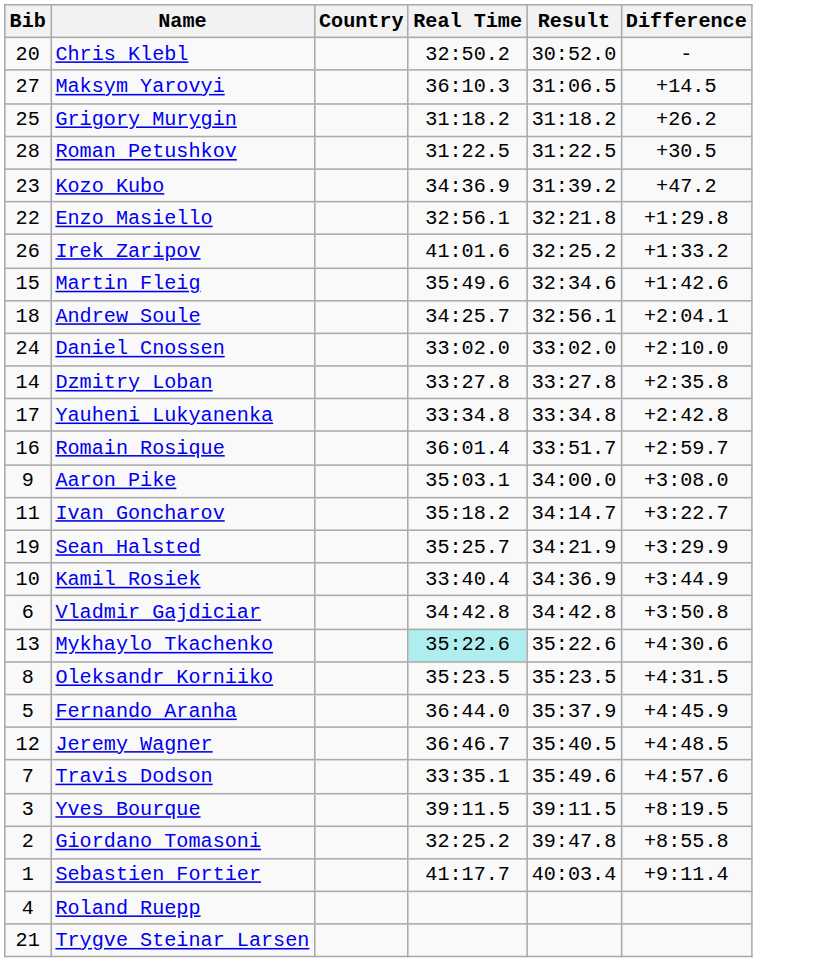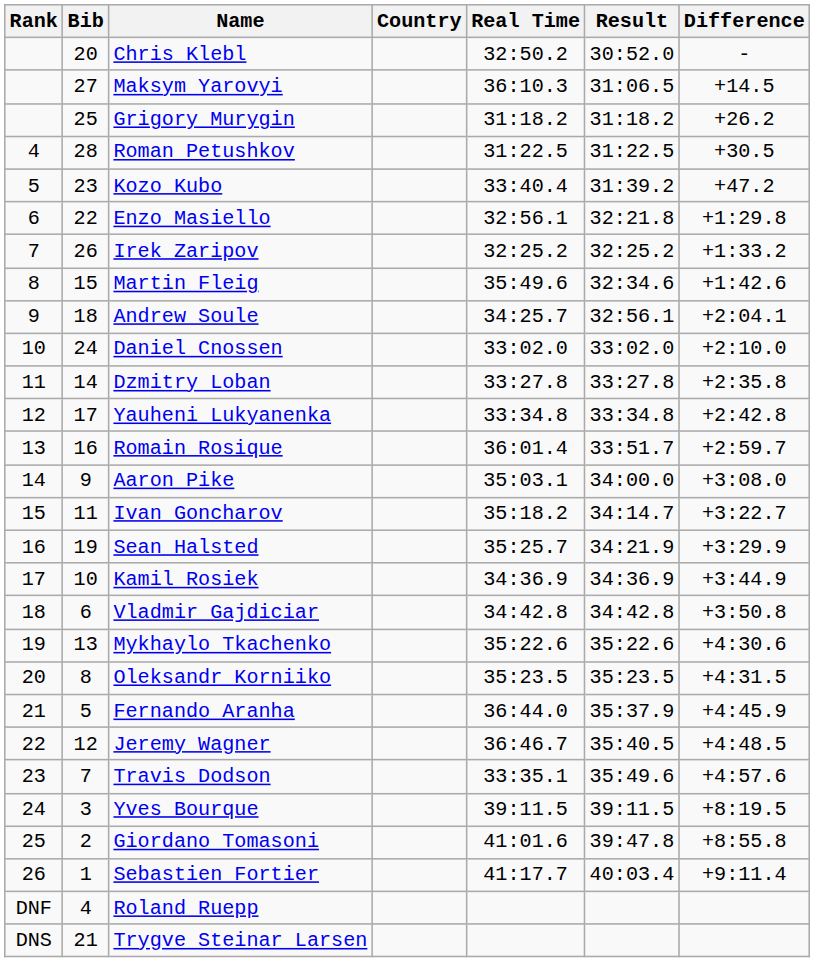+ column: (34, 21)
(468, 185) 34:36.9 -> (526, 185) 33:40.4
(468, 251) 41:01.6 -> (526, 251) 32:25.2
(468, 579) 33:40.4 -> (526, 579) 34:36.9
(468, 645) paleturquoise background -> (526, 645) no background
(468, 842) 32:25.2 -> (526, 842) 41:01.6
